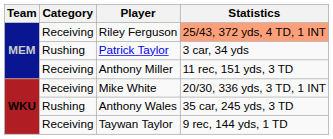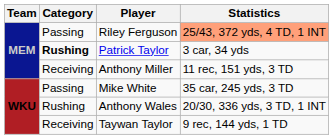(68, 32) Receiving -> (63, 32) Passing
(64, 50) normal -> (65, 50) bold
(68, 87) Receiving -> (63, 87) Passing
(254, 87) 20/30, 336 yds, 3 TD, 1 INT -> (238, 87) 35 car, 245 yds, 3 TD
(238, 106) 35 car, 245 yds, 3 TD -> (254, 106) 20/30, 336 yds, 3 TD, 1 INT
